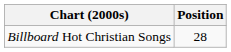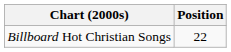(200, 36) 28 -> (200, 36) 22
